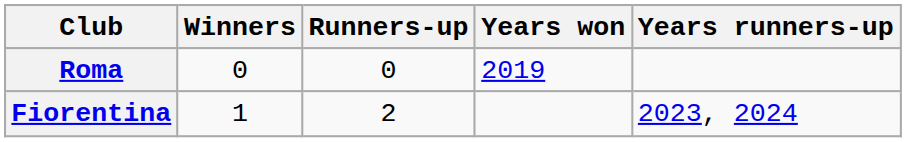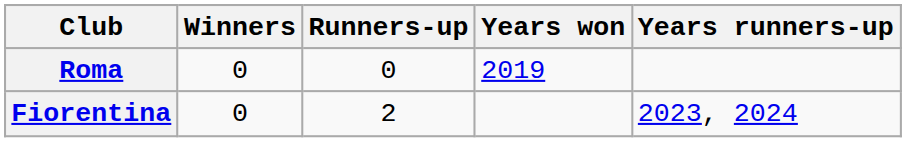(240, 114) 1 -> (240, 114) 0
